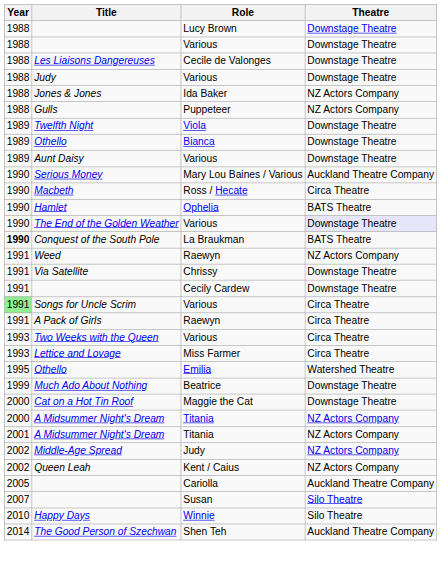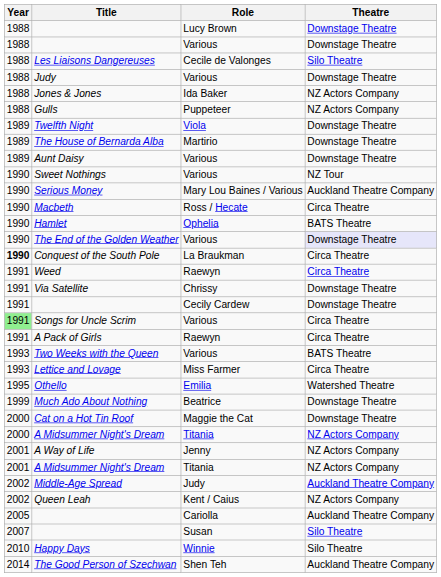(352, 61) Downstage Theatre -> (335, 61) Silo Theatre
+ row: (99, 142)
- row: (50, 142)
+ row: (70, 175)
(339, 239) BATS Theatre -> (338, 256) Circa Theatre
(353, 256) NZ Actors Company -> (338, 272) Circa Theatre
(338, 337) Circa Theatre -> (339, 353) BATS Theatre
+ row: (64, 451)
(353, 451) NZ Actors Company -> (371, 483) Auckland Theatre Company
